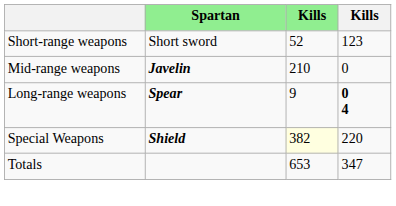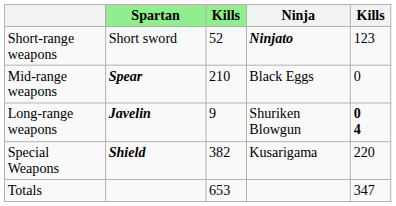+ column: (298, 15)
(170, 67) Javelin -> (125, 76) Spear
(165, 93) Spear -> (130, 114) Javelin
(300, 138) lightyellow background -> (220, 152) no background
